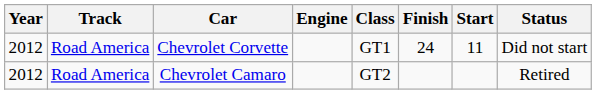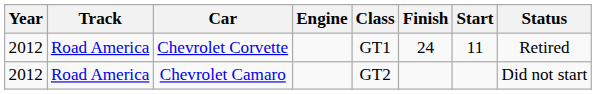(544, 47) Did not start -> (544, 47) Retired
(544, 75) Retired -> (544, 75) Did not start
